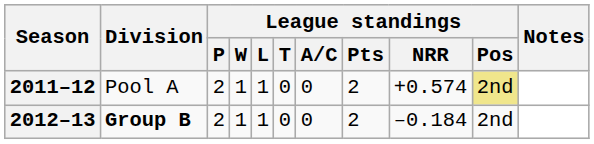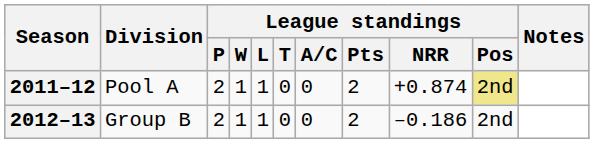(430, 88) +0.574 -> (430, 88) +0.874
(148, 121) bold -> (148, 121) normal
(430, 121) –0.184 -> (430, 121) –0.186
